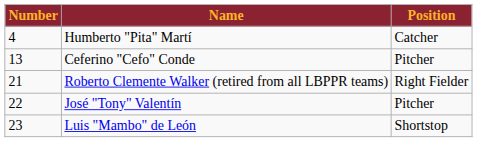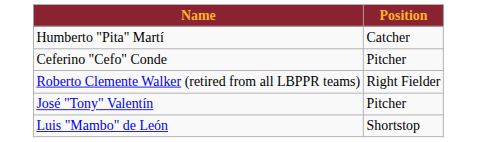- column: (33, 15)
